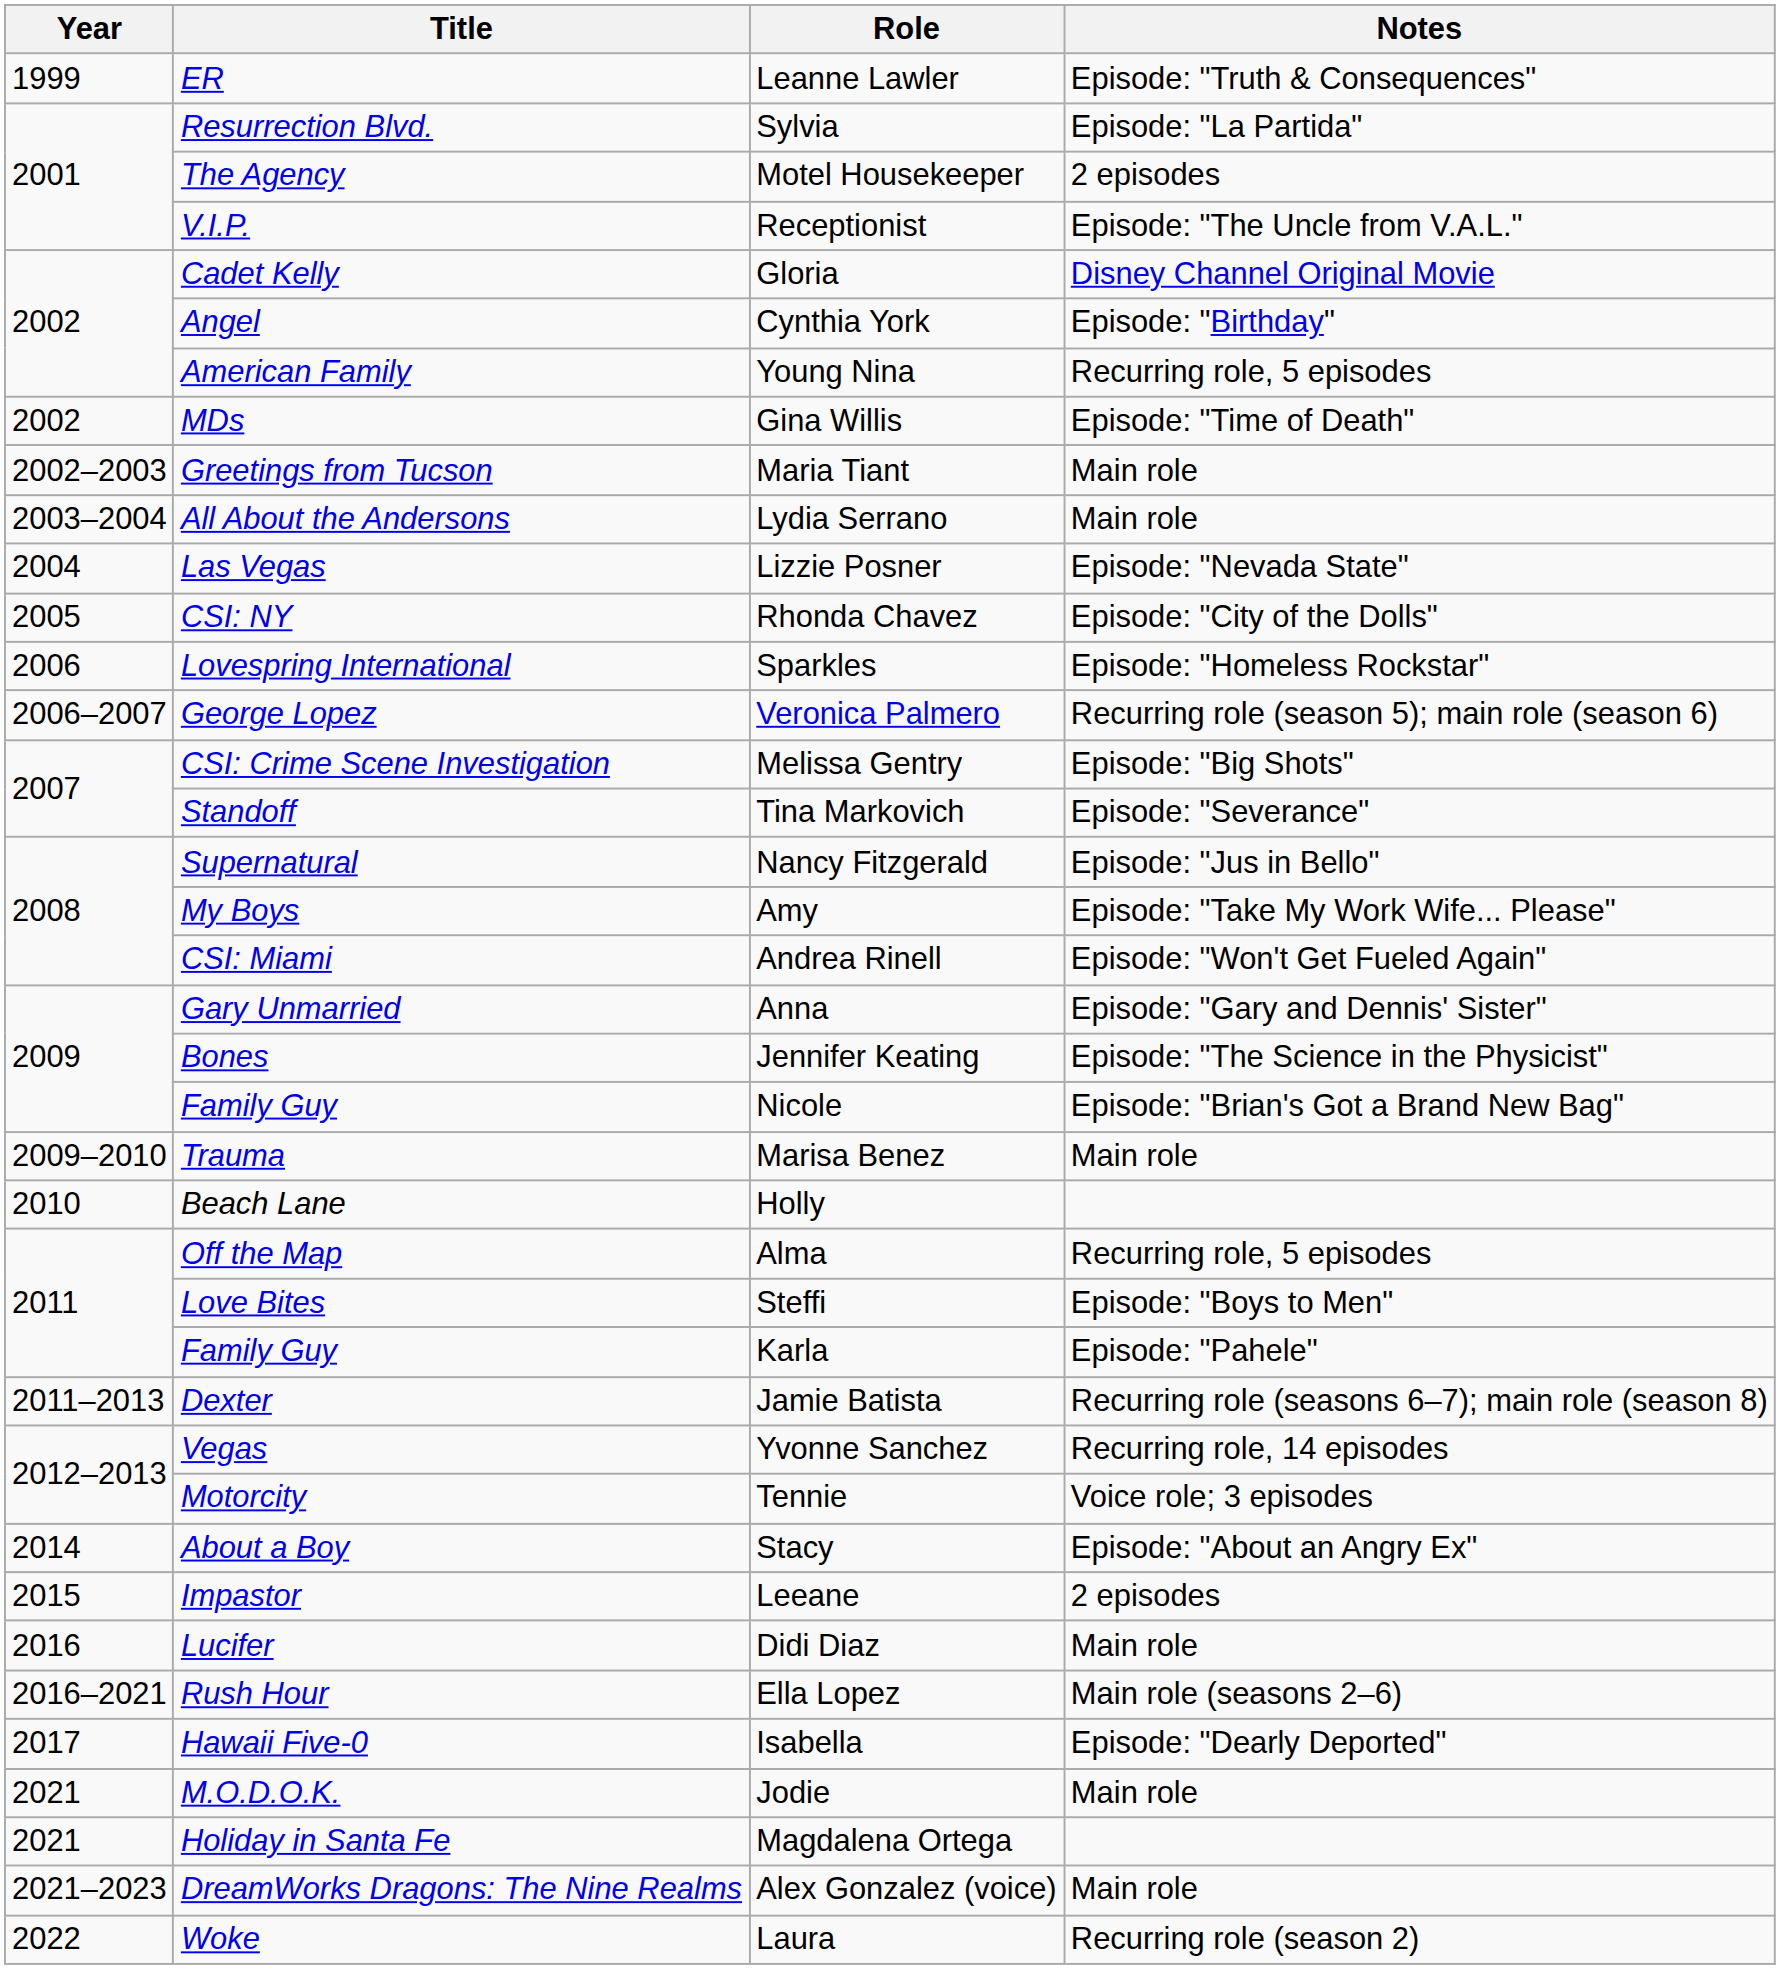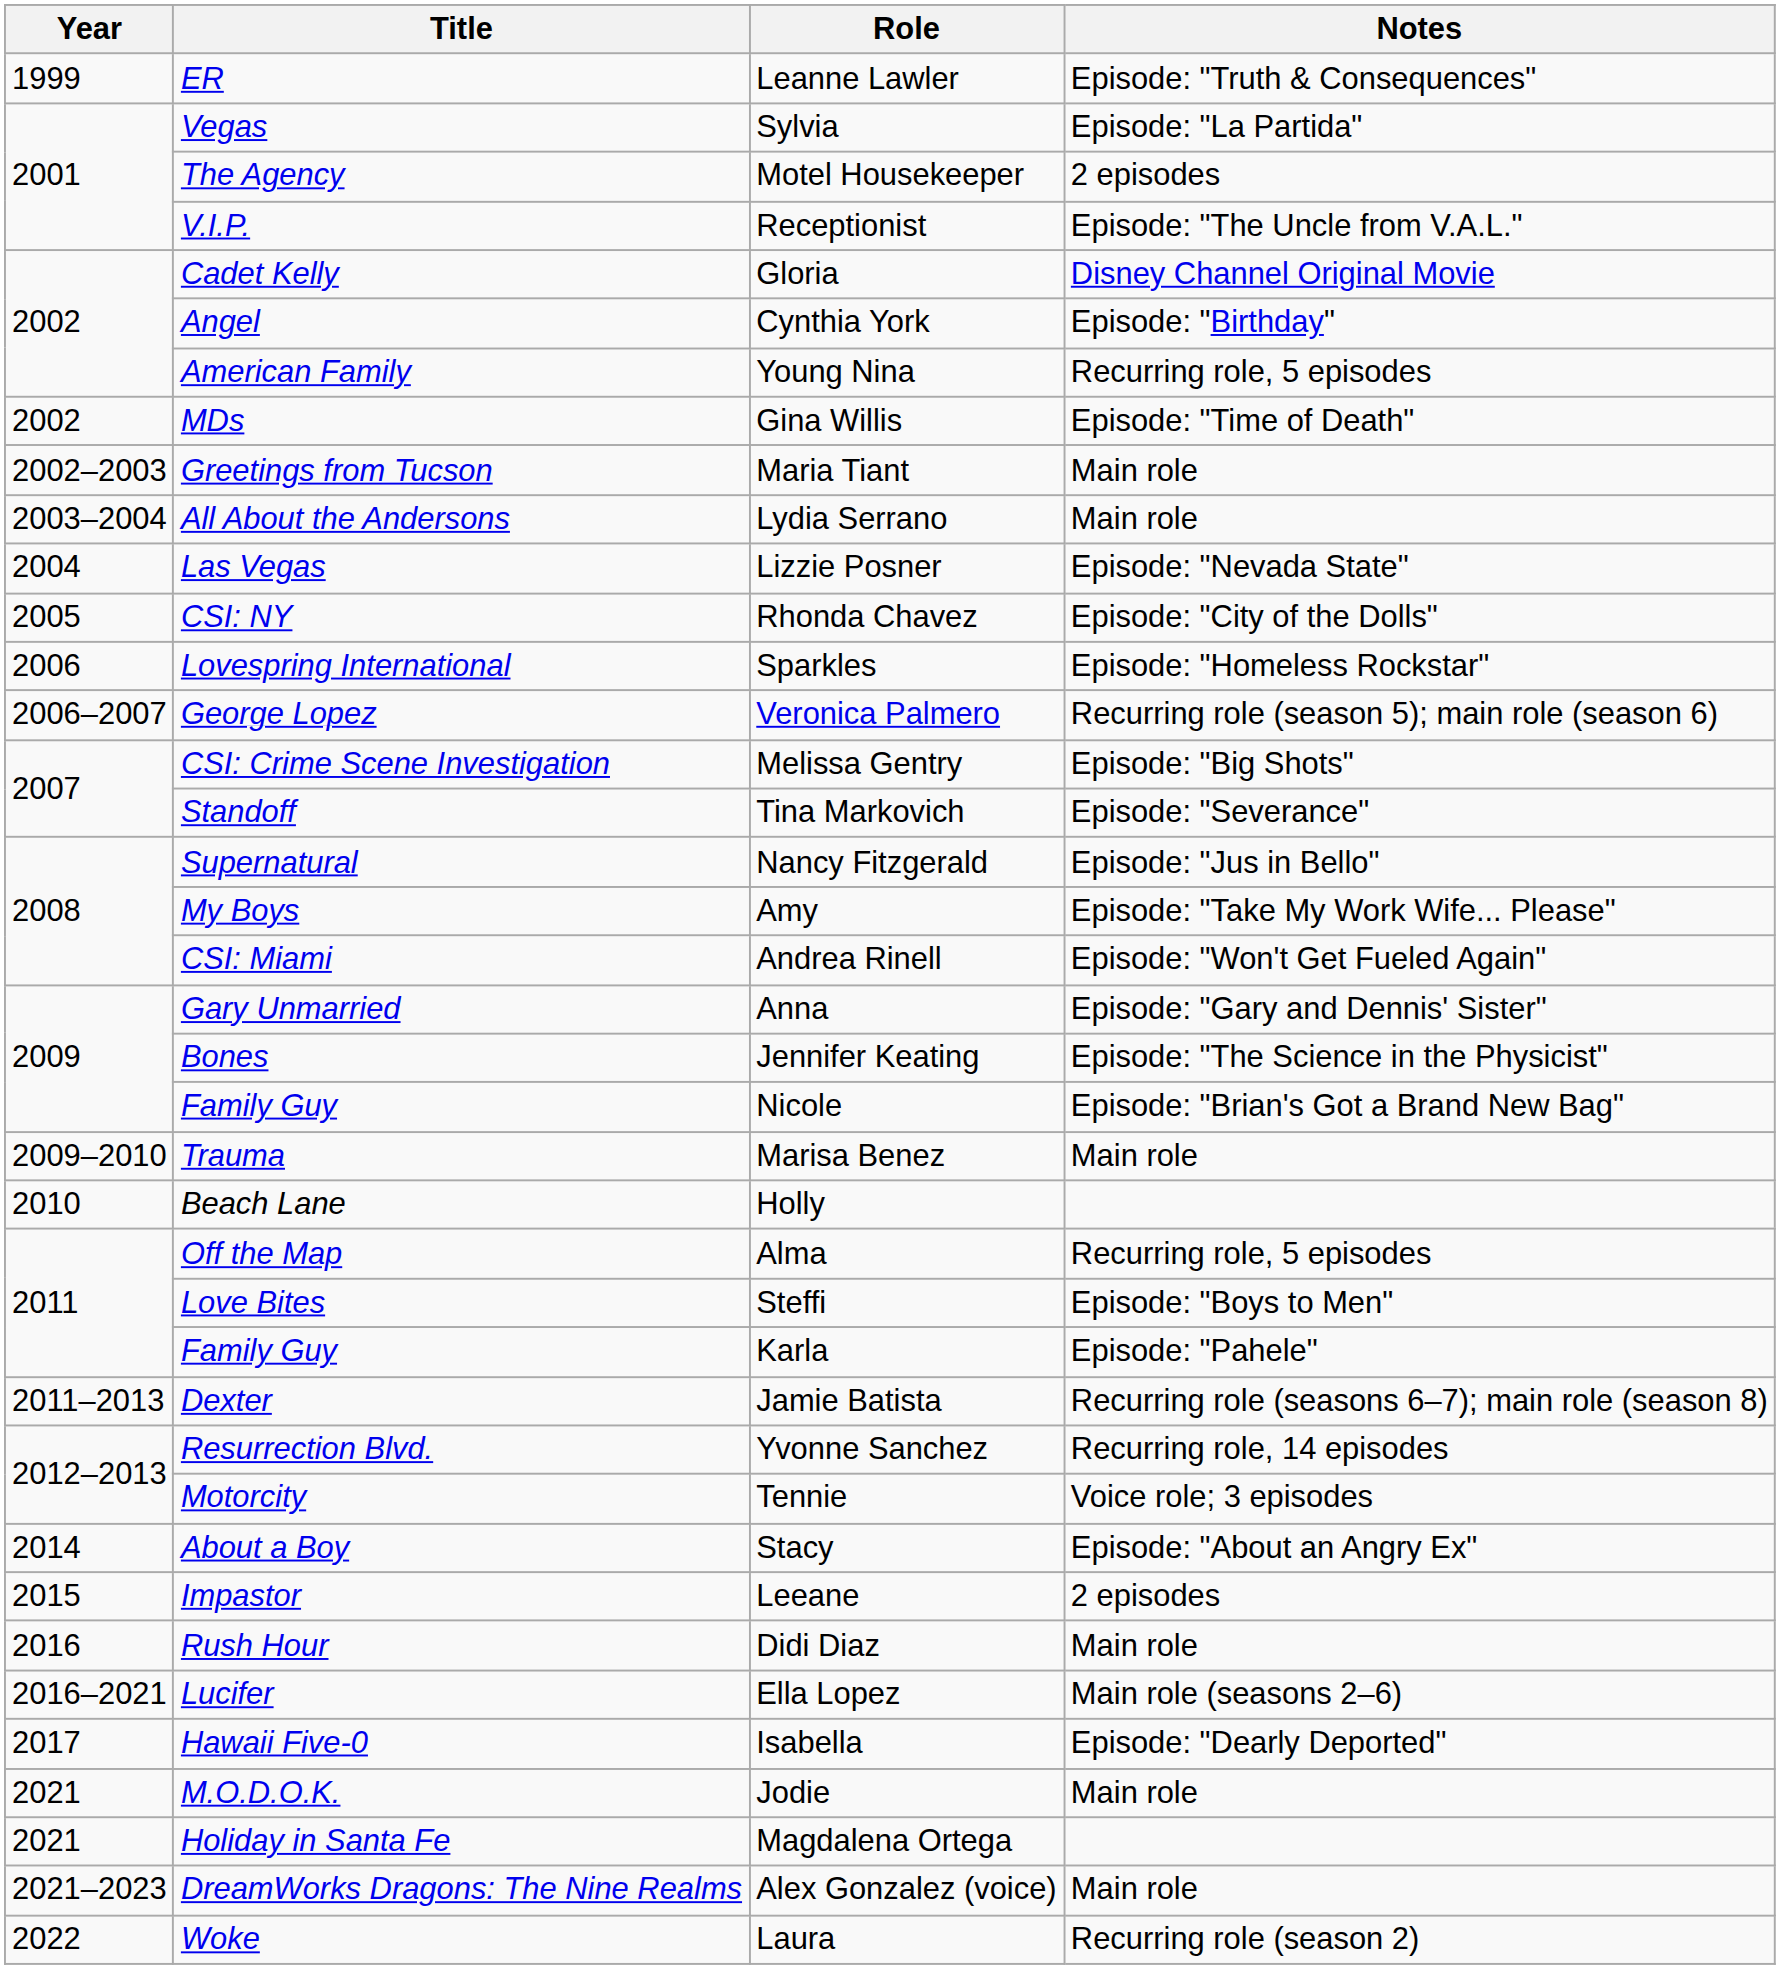(307, 126) Resurrection Blvd. -> (224, 126) Vegas
(224, 1449) Vegas -> (307, 1449) Resurrection Blvd.
(227, 1645) Lucifer -> (255, 1645) Rush Hour
(255, 1694) Rush Hour -> (227, 1694) Lucifer
